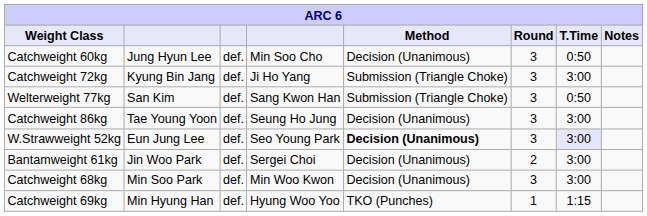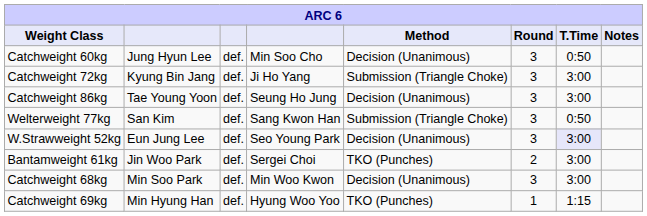rows swapped: (57, 118) <-> (59, 97)
(413, 139) bold -> (408, 139) normal
(408, 159) Decision (Unanimous) -> (390, 159) TKO (Punches)
